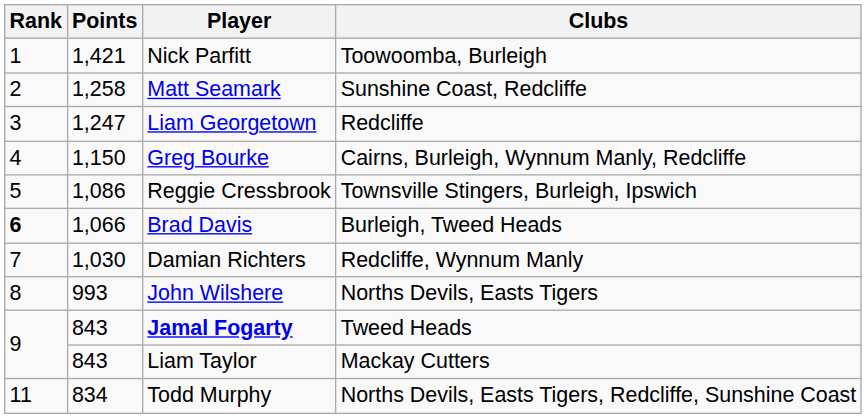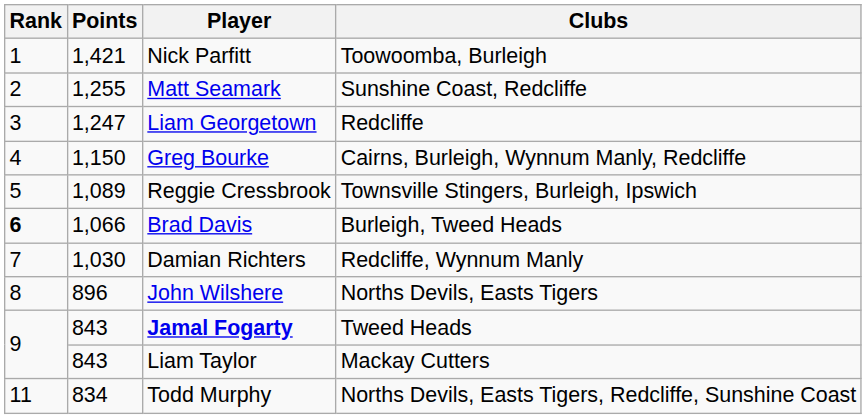(99, 89) 1,258 -> (99, 89) 1,255
(99, 191) 1,086 -> (99, 191) 1,089
(90, 293) 993 -> (90, 293) 896
